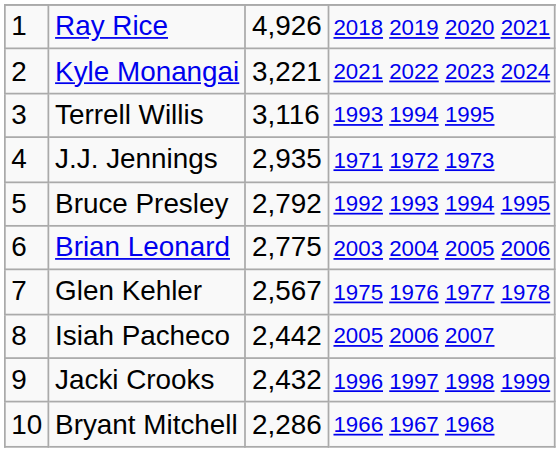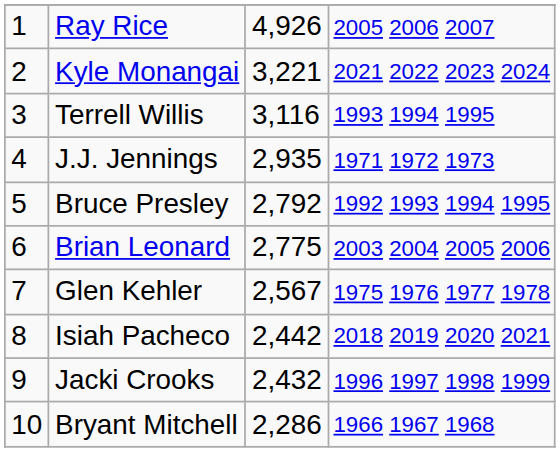(442, 27) 2018 2019 2020 2021 -> (414, 27) 2005 2006 2007
(414, 336) 2005 2006 2007 -> (442, 336) 2018 2019 2020 2021
